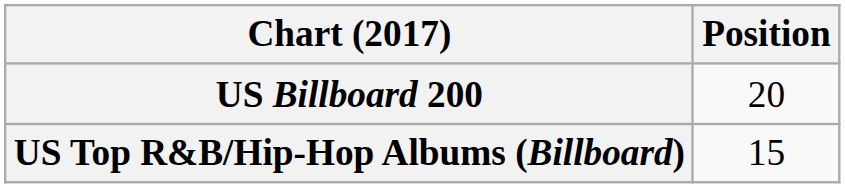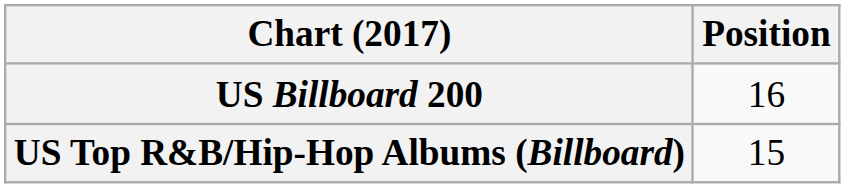(766, 93) 20 -> (766, 93) 16
